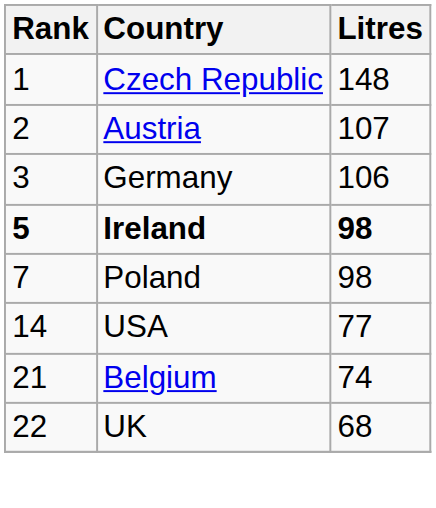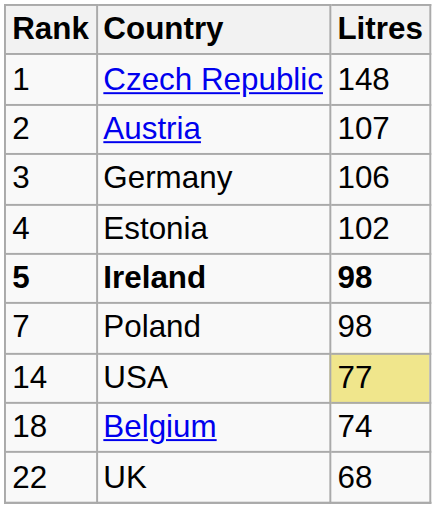+ row: (156, 228)
(355, 327) no background -> (355, 377) khaki background
(30, 377) 21 -> (30, 427) 18
